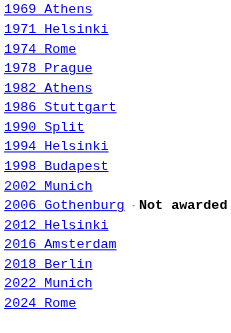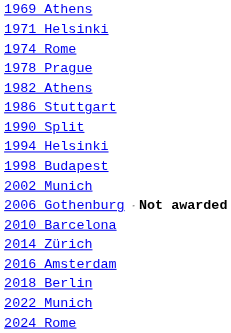+ row: (60, 225)
- row: (56, 225)
+ row: (48, 245)
